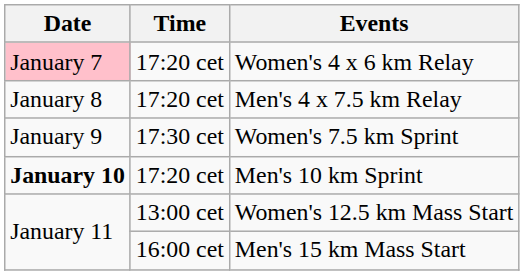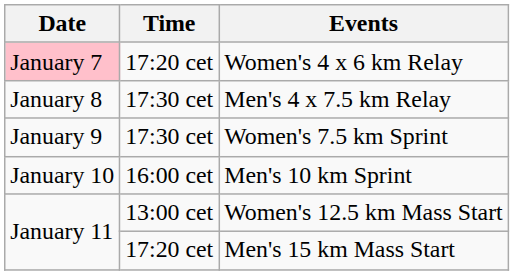(180, 99) 17:20 cet -> (169, 99) 17:30 cet
(68, 174) bold -> (62, 174) normal
(180, 174) 17:20 cet -> (169, 174) 16:00 cet
(180, 250) 16:00 cet -> (169, 250) 17:20 cet
